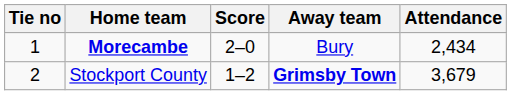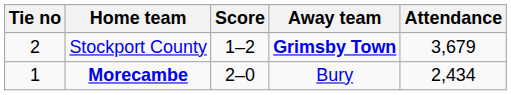rows swapped: (138, 47) <-> (138, 75)
